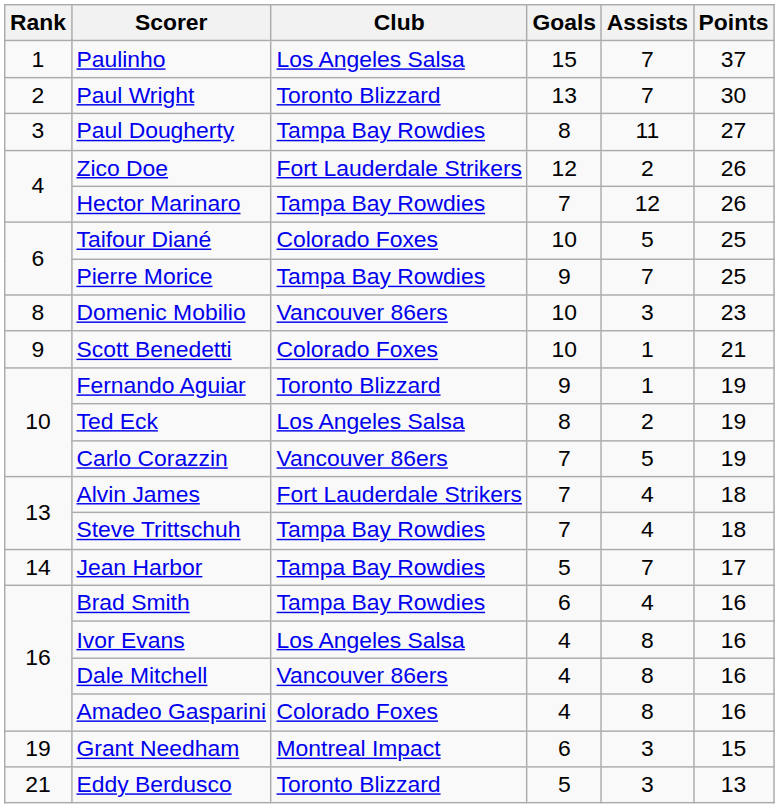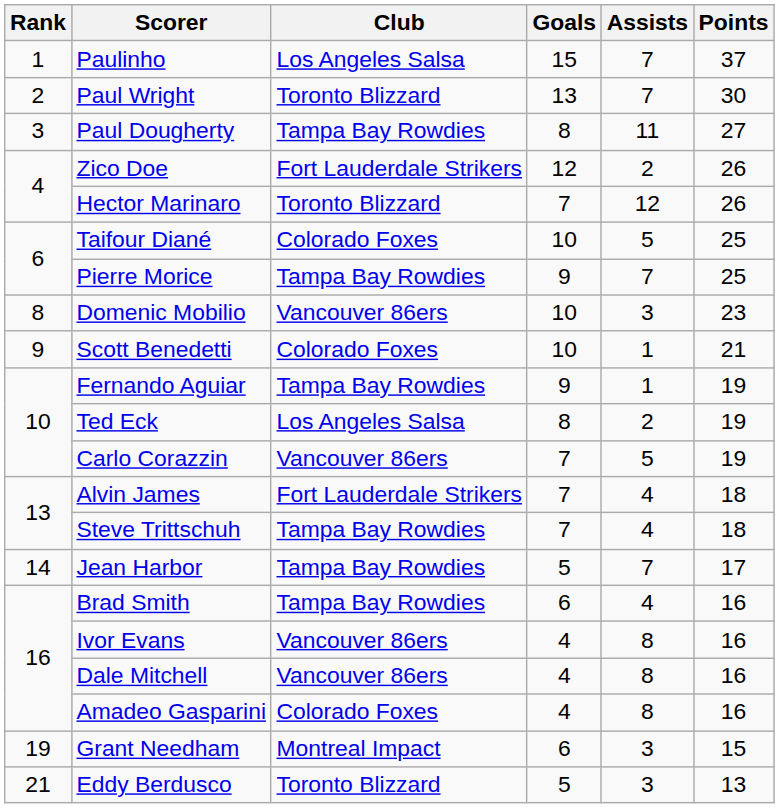(381, 204) Tampa Bay Rowdies -> (359, 204) Toronto Blizzard
(359, 385) Toronto Blizzard -> (381, 385) Tampa Bay Rowdies
(371, 639) Los Angeles Salsa -> (362, 639) Vancouver 86ers
